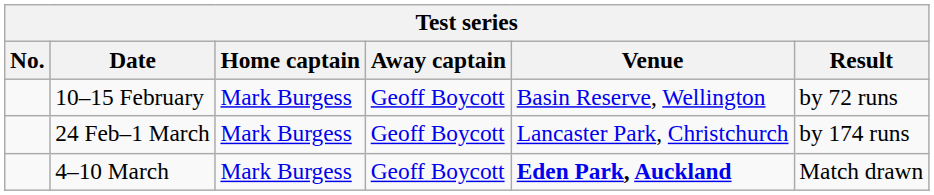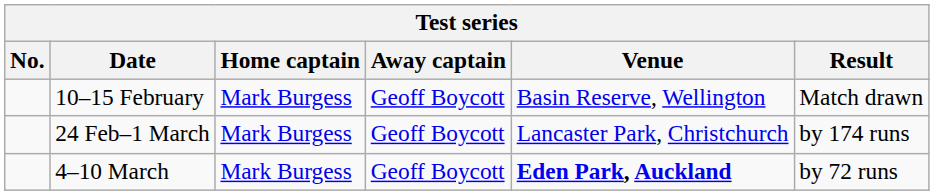(849, 97) by 72 runs -> (861, 97) Match drawn
(861, 171) Match drawn -> (849, 171) by 72 runs
